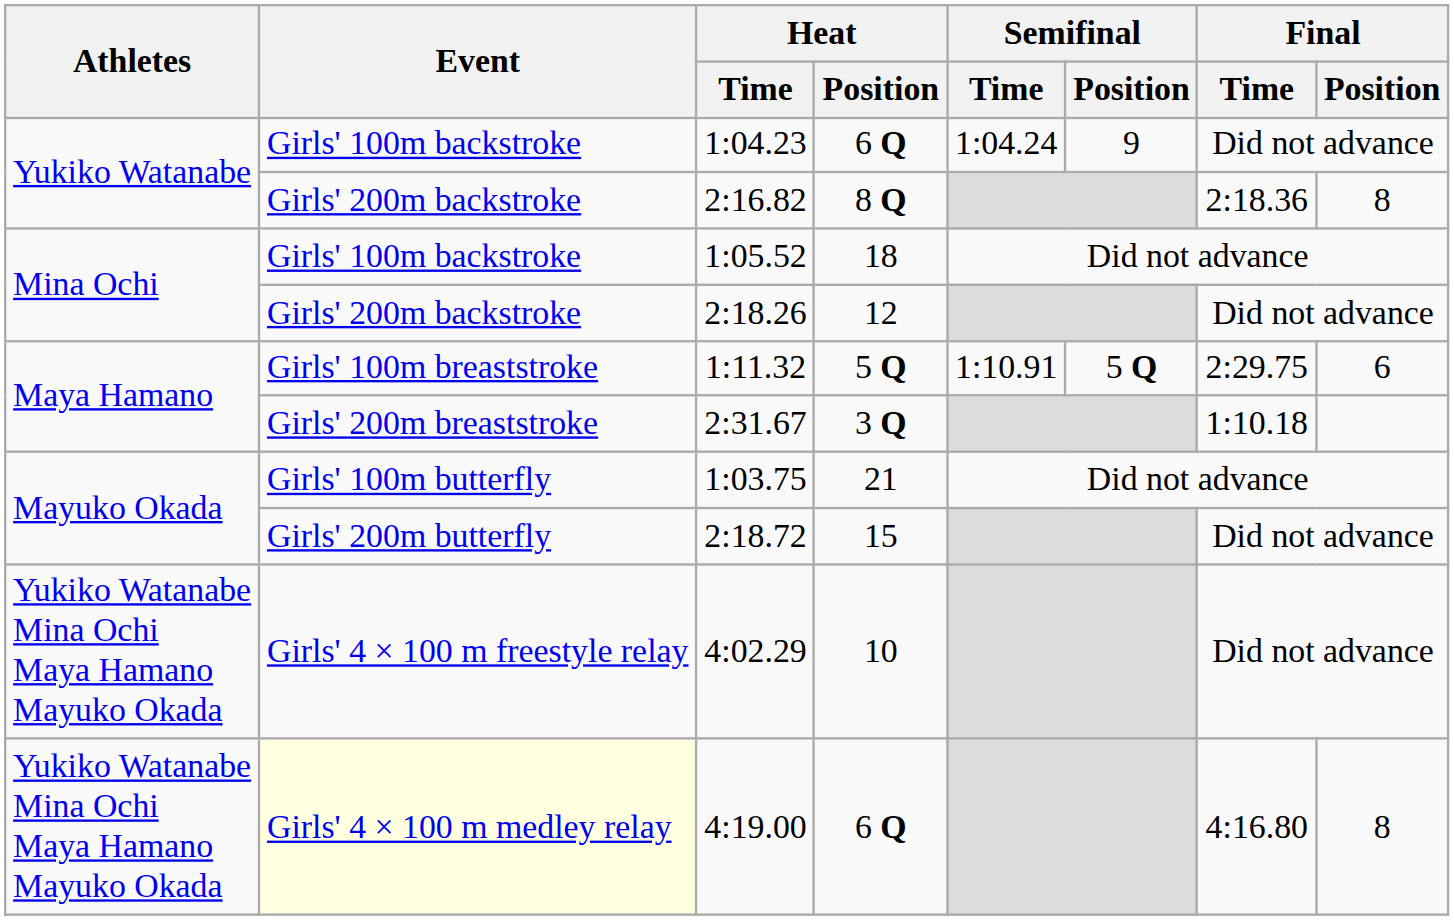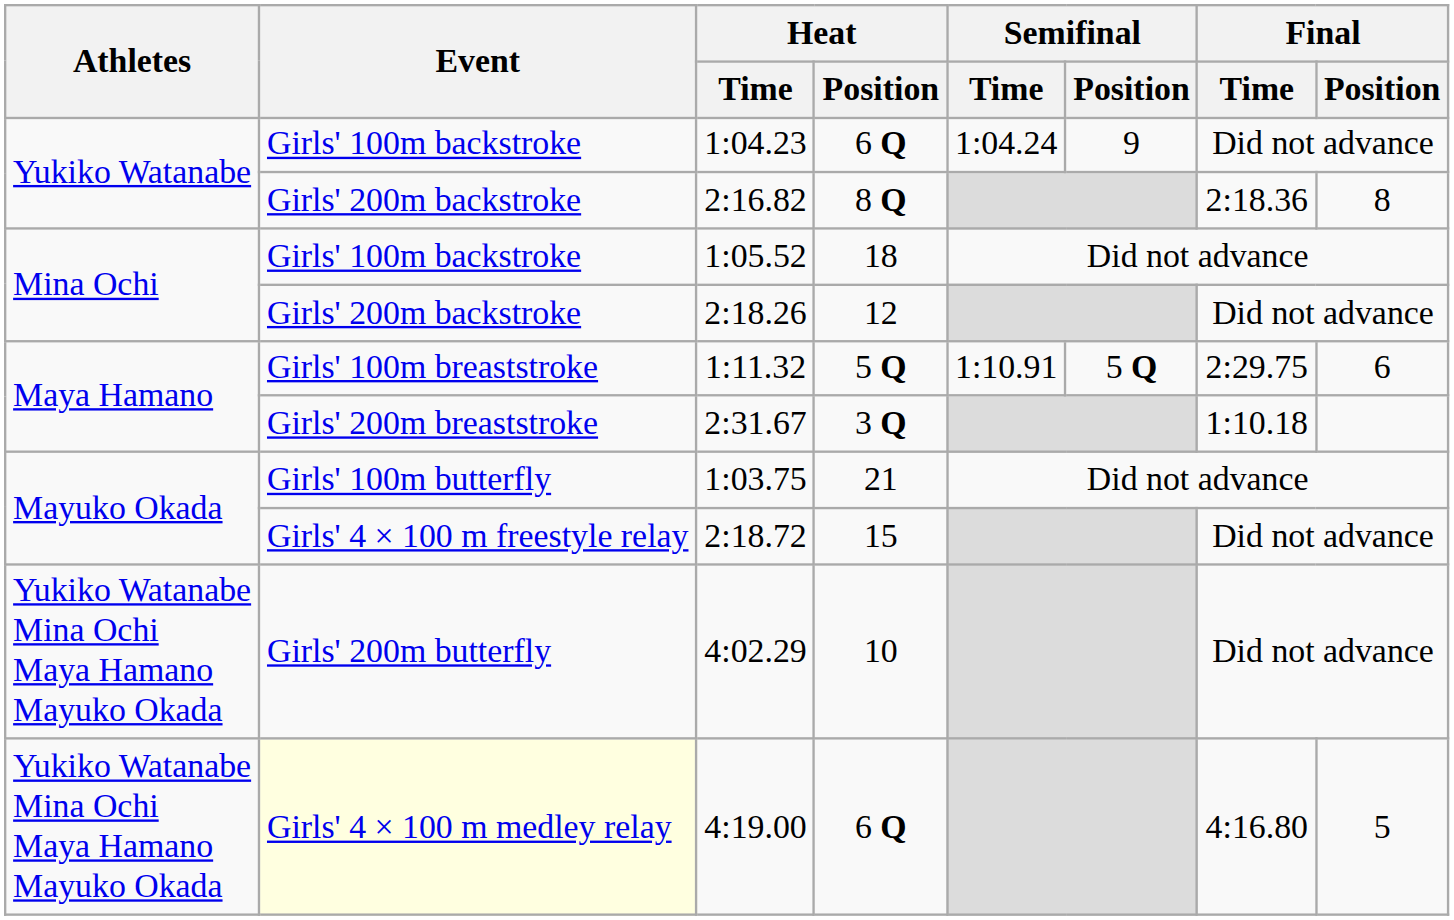(409, 535) Girls' 200m butterfly -> (478, 535) Girls' 4 × 100 m freestyle relay
(478, 650) Girls' 4 × 100 m freestyle relay -> (409, 650) Girls' 200m butterfly
(1382, 826) 8 -> (1382, 826) 5
